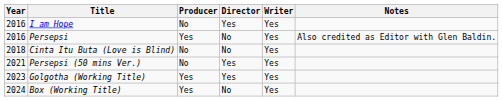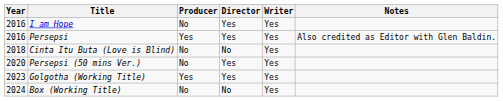(226, 37) No -> (229, 37) Yes
(16, 63) 2021 -> (16, 63) 2020
(186, 90) Yes -> (184, 90) No
